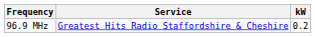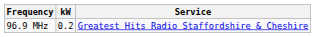columns swapped: (300, 11) <-> (173, 11)
